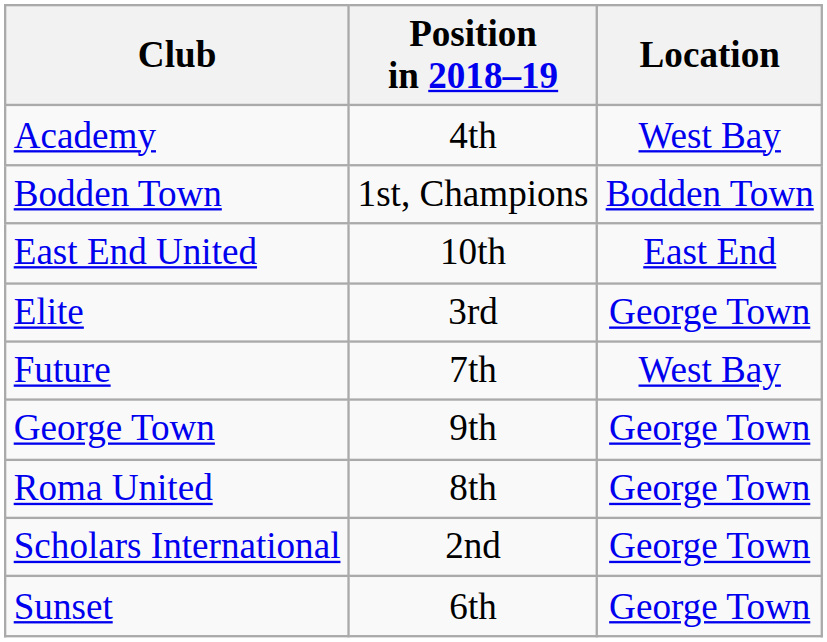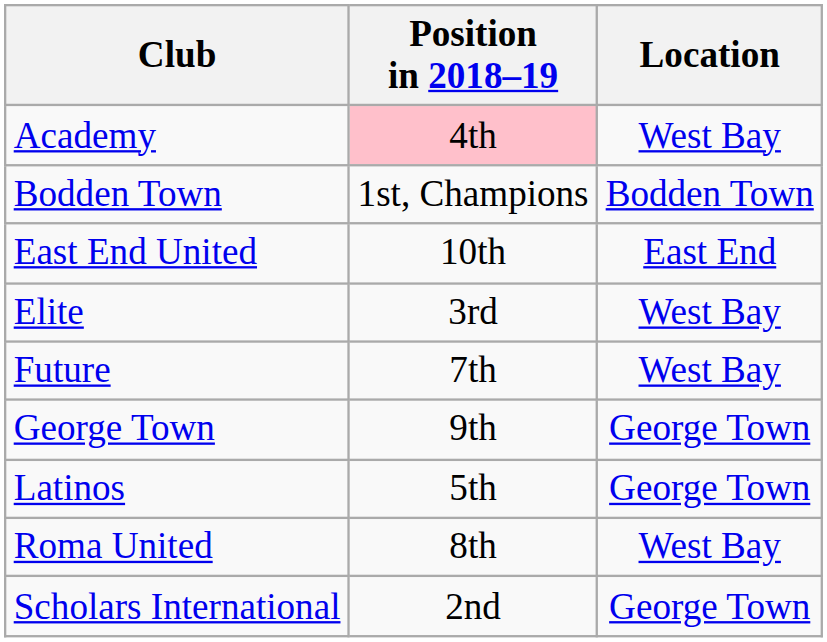(473, 134) no background -> (473, 134) pink background
(710, 311) George Town -> (710, 311) West Bay
+ row: (69, 487)
(710, 487) George Town -> (710, 546) West Bay
- row: (63, 605)
